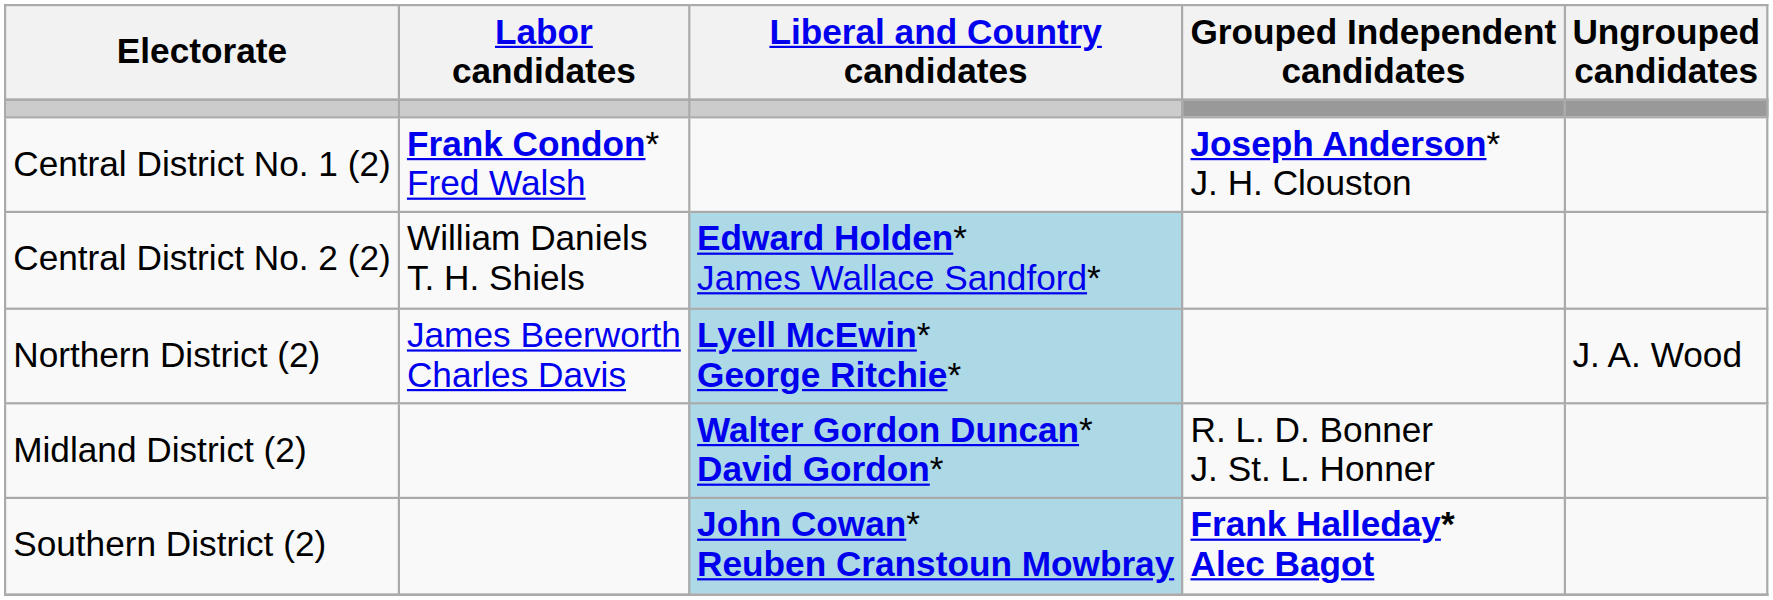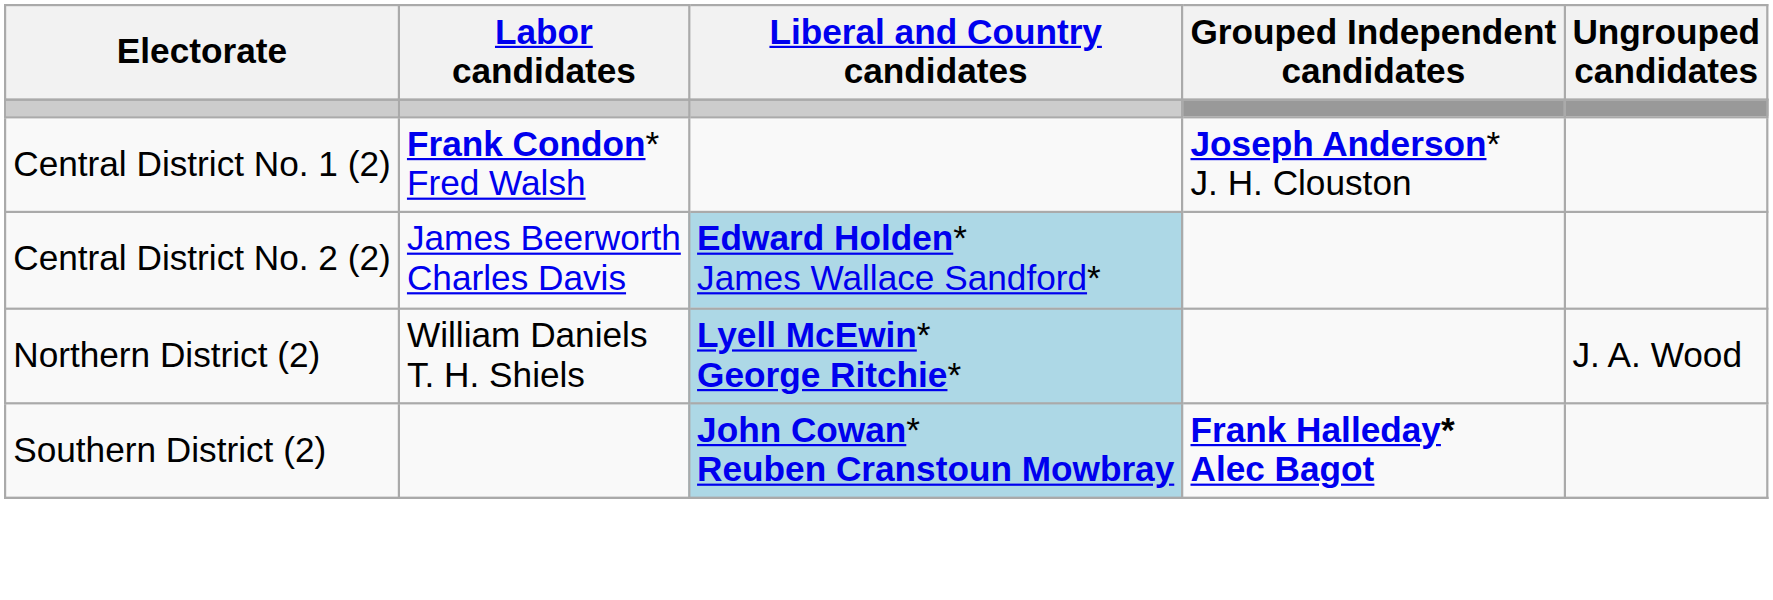(527, 259) William Daniels T. H. Shiels -> (544, 259) James Beerworth Charles Davis
(544, 354) James Beerworth Charles Davis -> (527, 354) William Daniels T. H. Shiels
- row: (160, 450)
